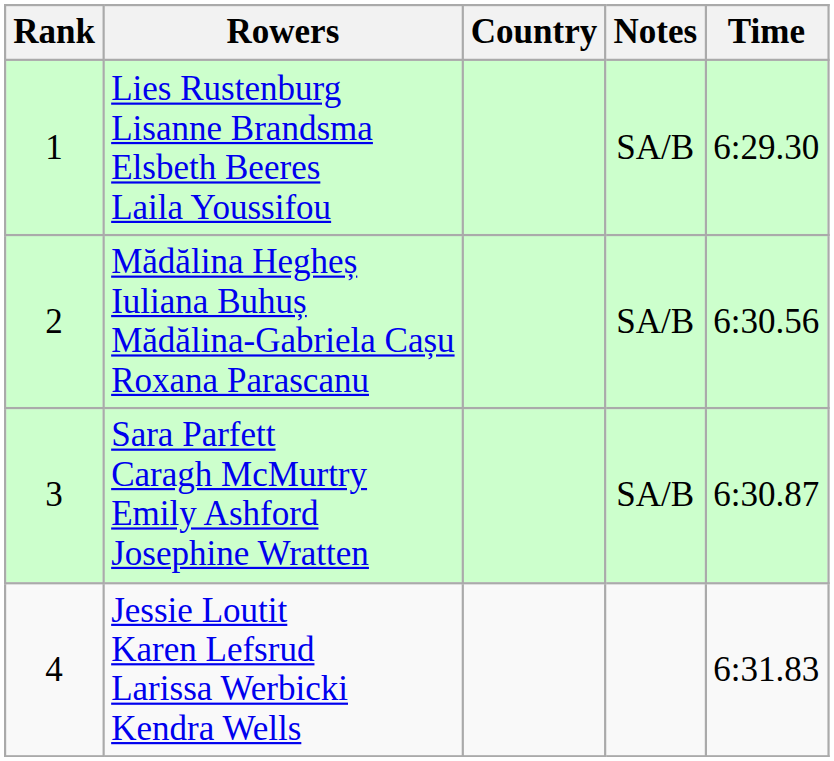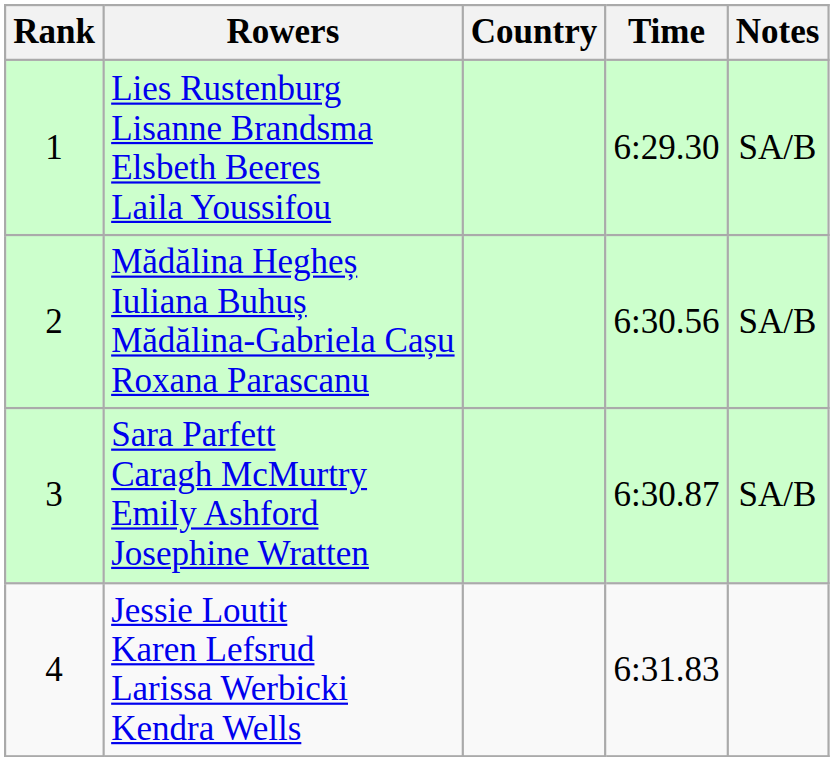columns swapped: (766, 32) <-> (655, 32)
